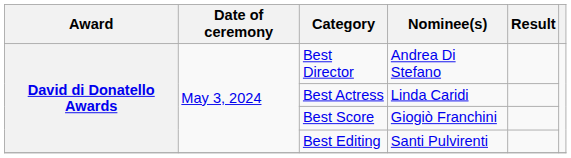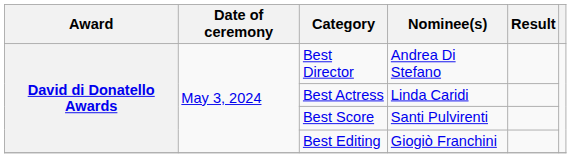(444, 118) Giogiò Franchini -> (439, 118) Santi Pulvirenti
(439, 141) Santi Pulvirenti -> (444, 141) Giogiò Franchini
